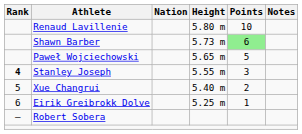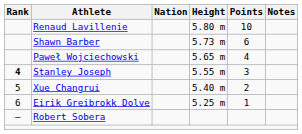(246, 42) lightgreen background -> (246, 42) no background
(246, 57) 5 -> (246, 57) 4
